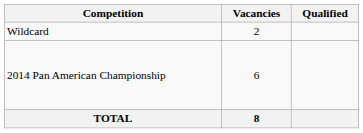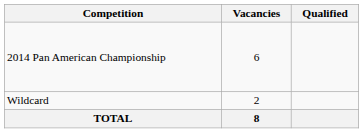rows swapped: (86, 75) <-> (28, 31)
